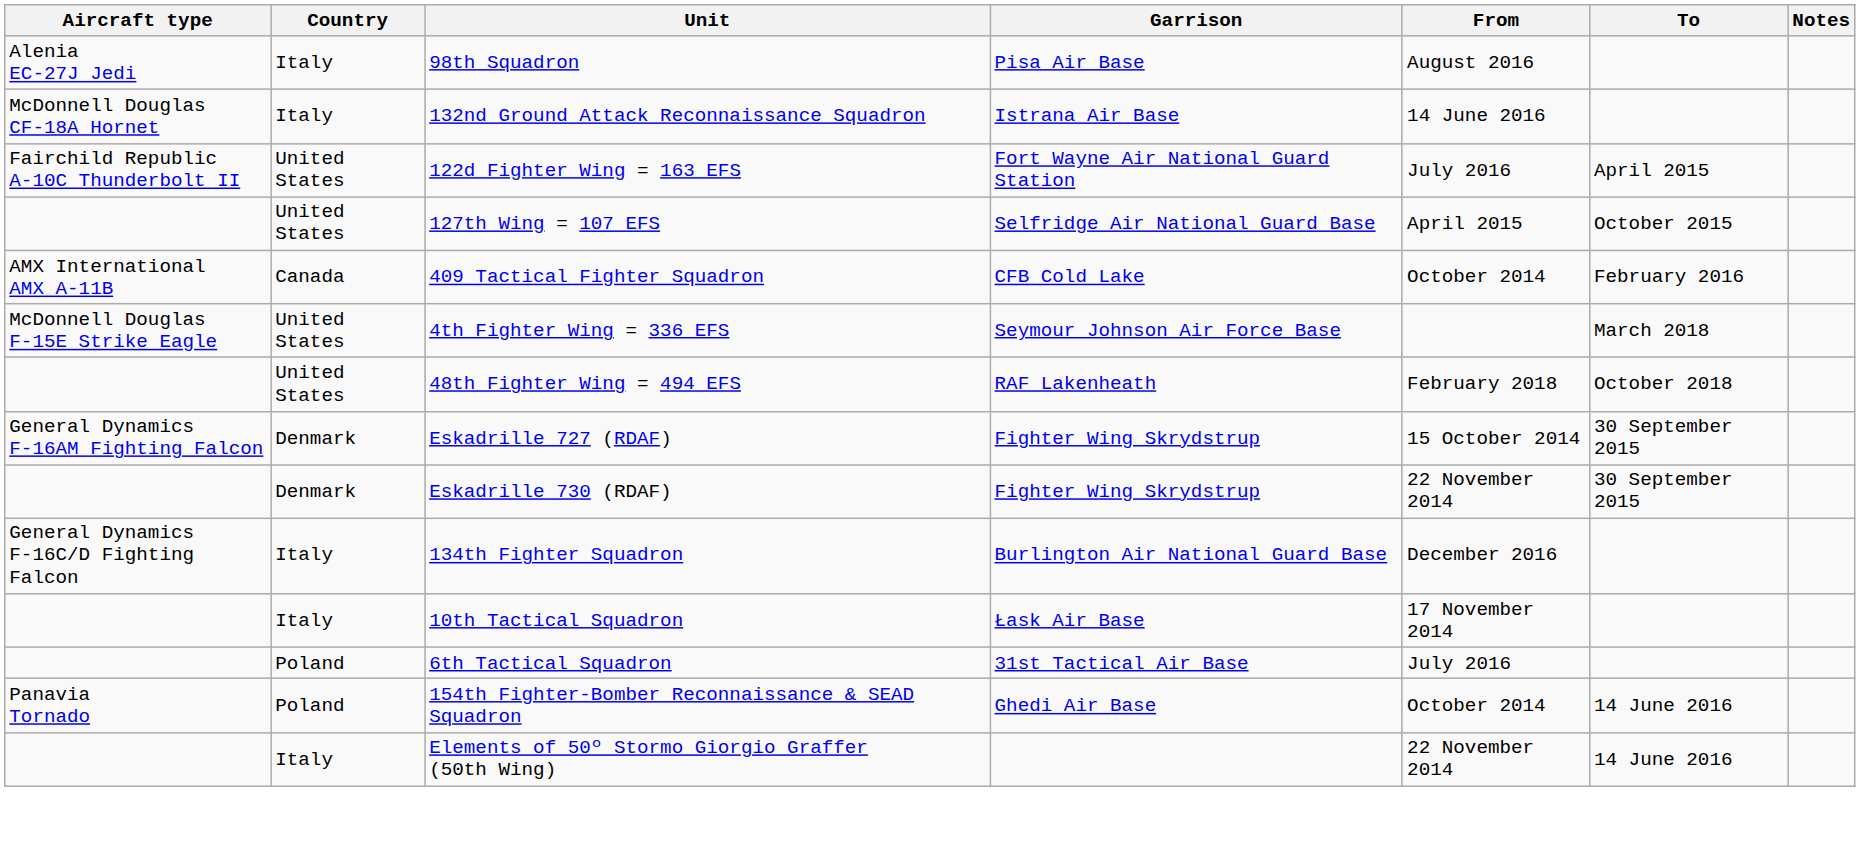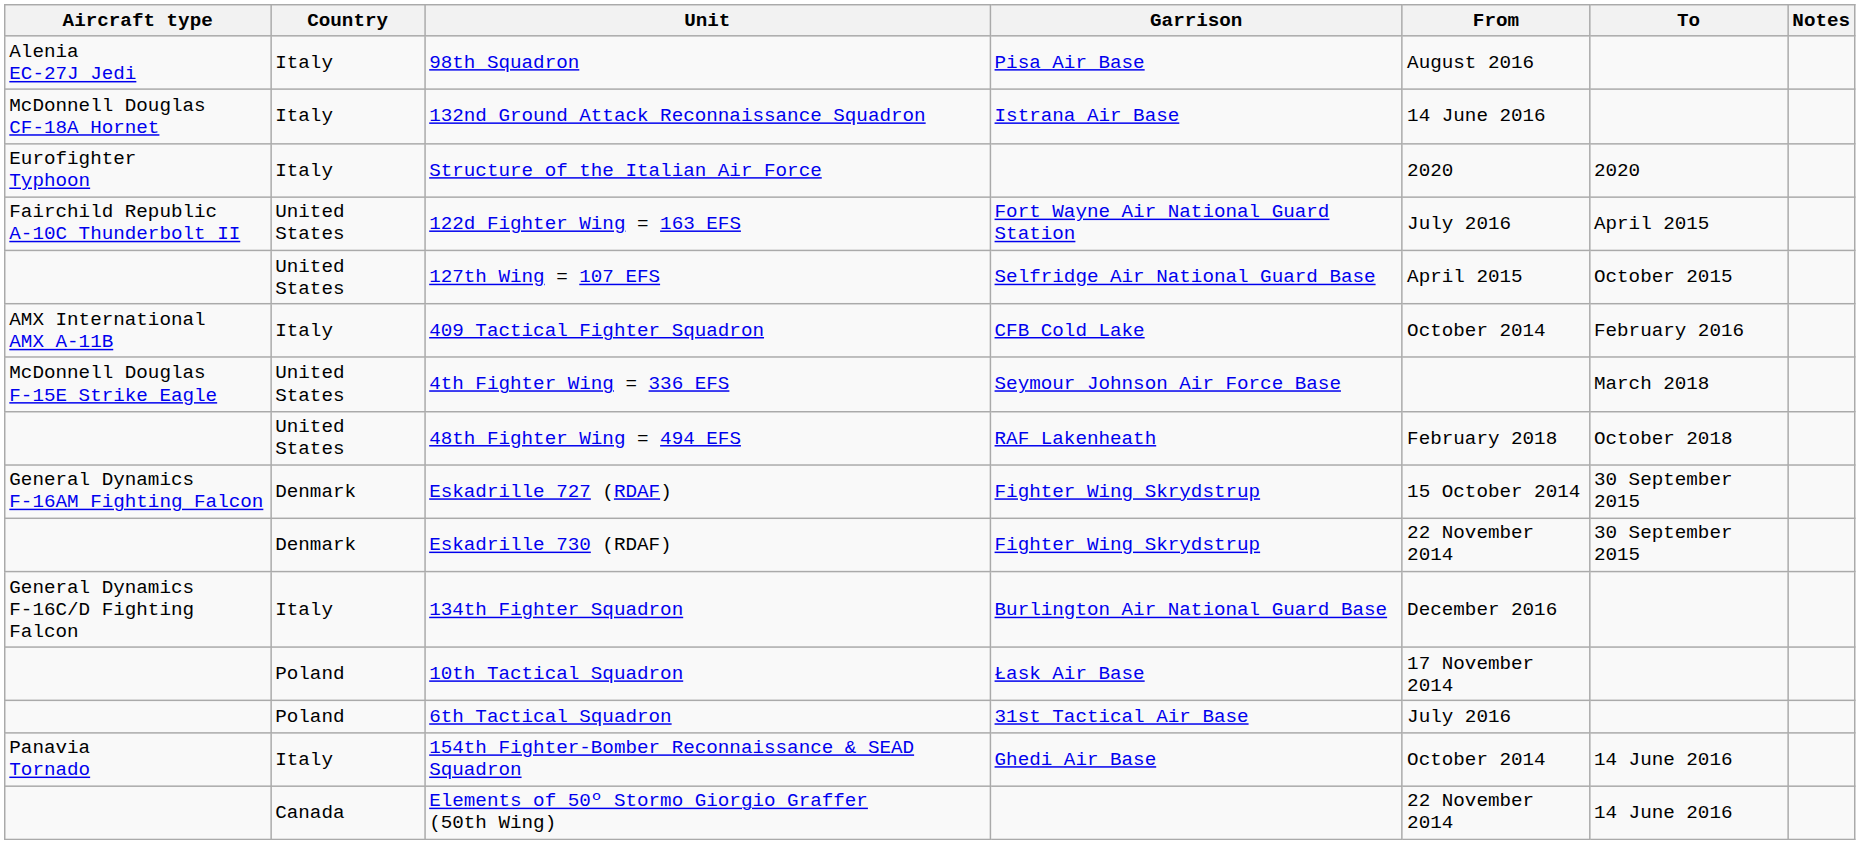+ row: (625, 170)
(310, 277) Canada -> (304, 331) Italy
(304, 621) Italy -> (310, 674) Poland
(310, 706) Poland -> (304, 759) Italy
(304, 759) Italy -> (310, 813) Canada
